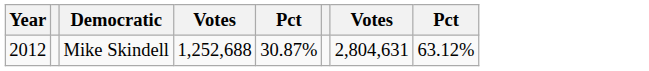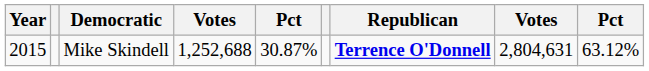+ column: (413, 19)
(28, 50) 2012 -> (28, 50) 2015
